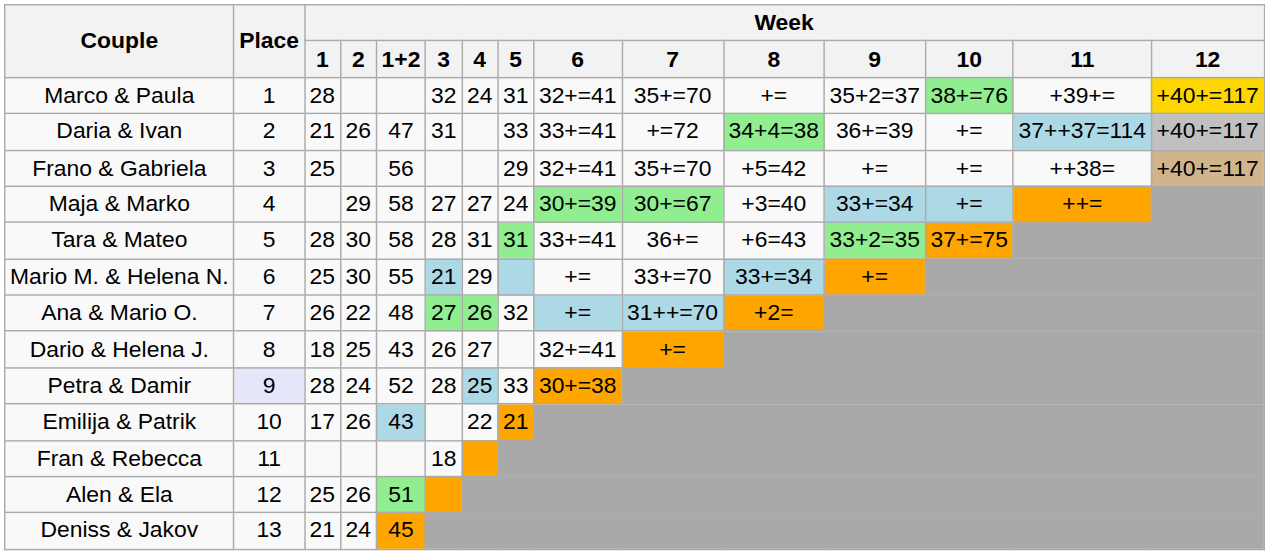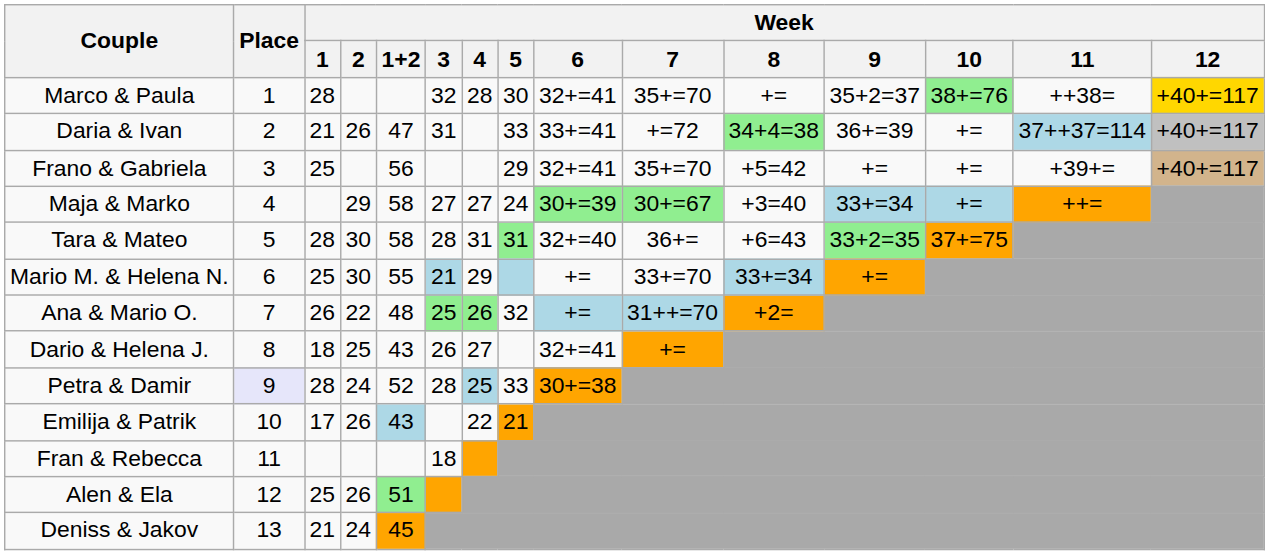(480, 95) 24 -> (480, 95) 28
(516, 95) 31 -> (516, 95) 30
(1082, 95) +39+= -> (1082, 95) ++38=
(1082, 167) ++38= -> (1082, 167) +39+=
(578, 240) 33+=41 -> (578, 240) 32+=40
(444, 312) 27 -> (444, 312) 25
